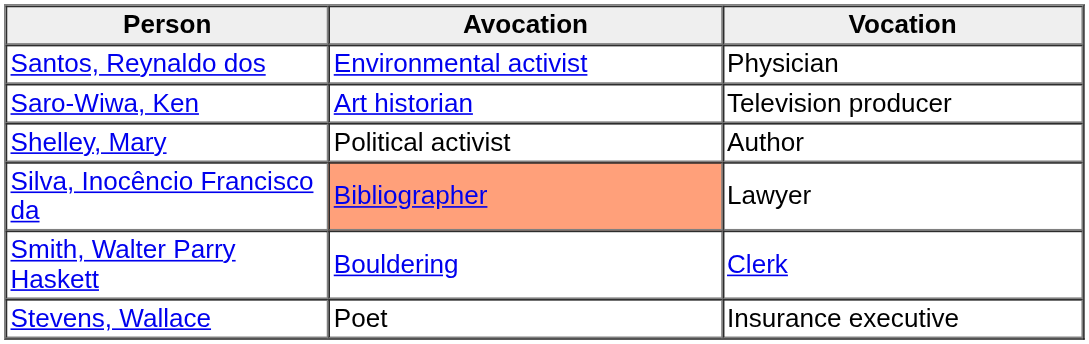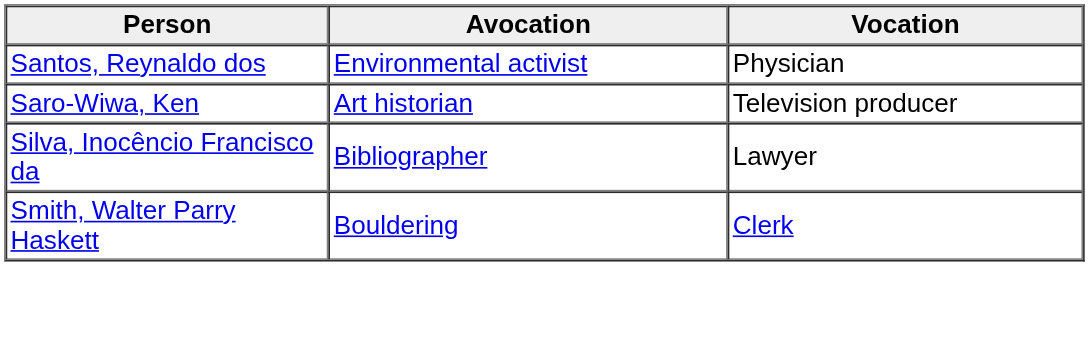- row: (89, 142)
(411, 196) lightsalmon background -> (411, 156) no background
- row: (111, 318)
